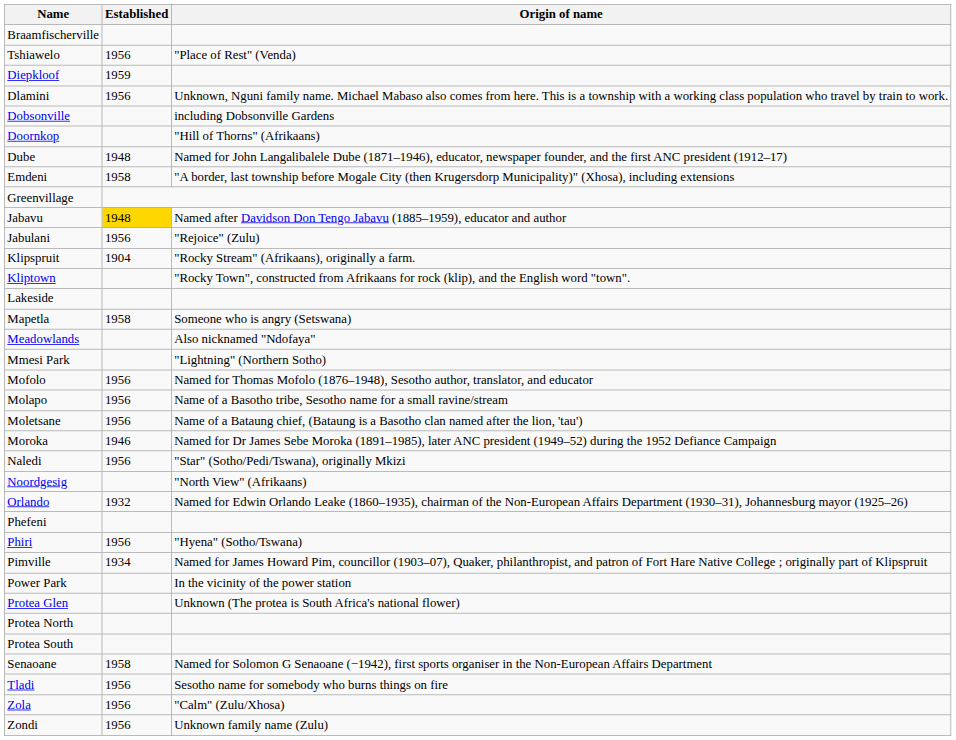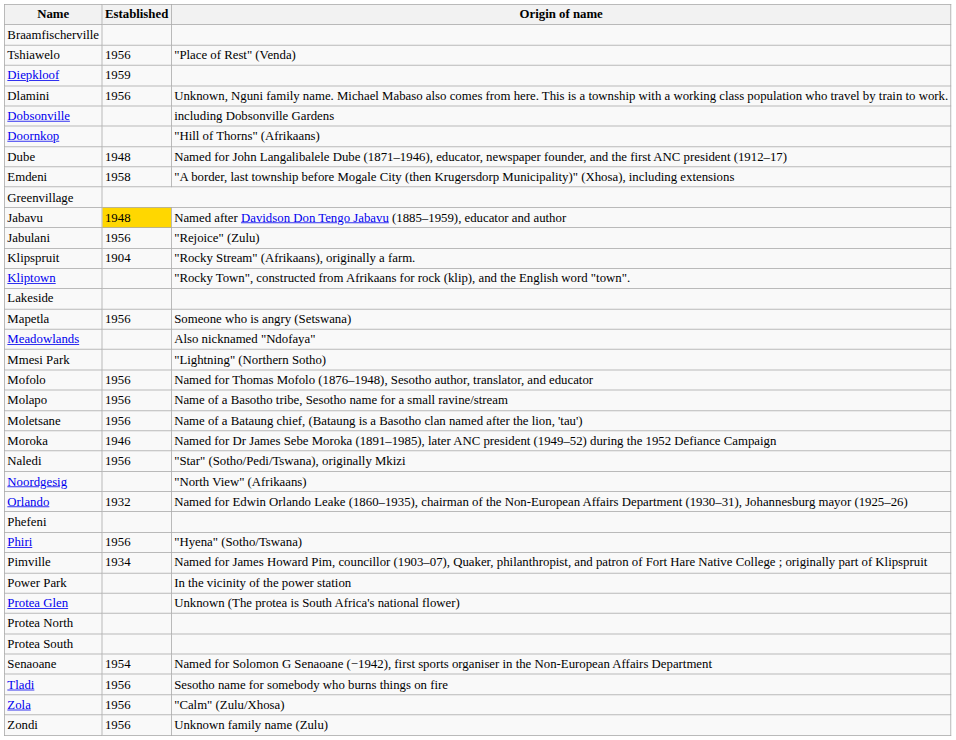(118, 319) 1958 -> (118, 319) 1956
(118, 664) 1958 -> (118, 664) 1954
